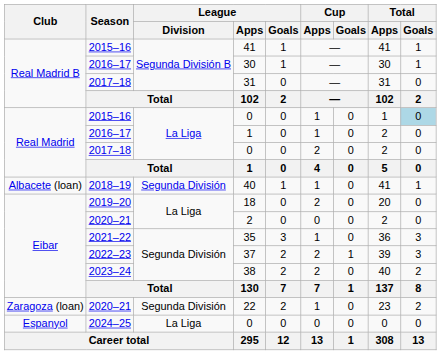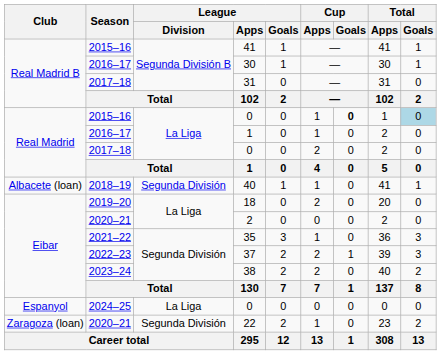(351, 116) normal -> (351, 116) bold
rows swapped: (110, 306) <-> (110, 323)
